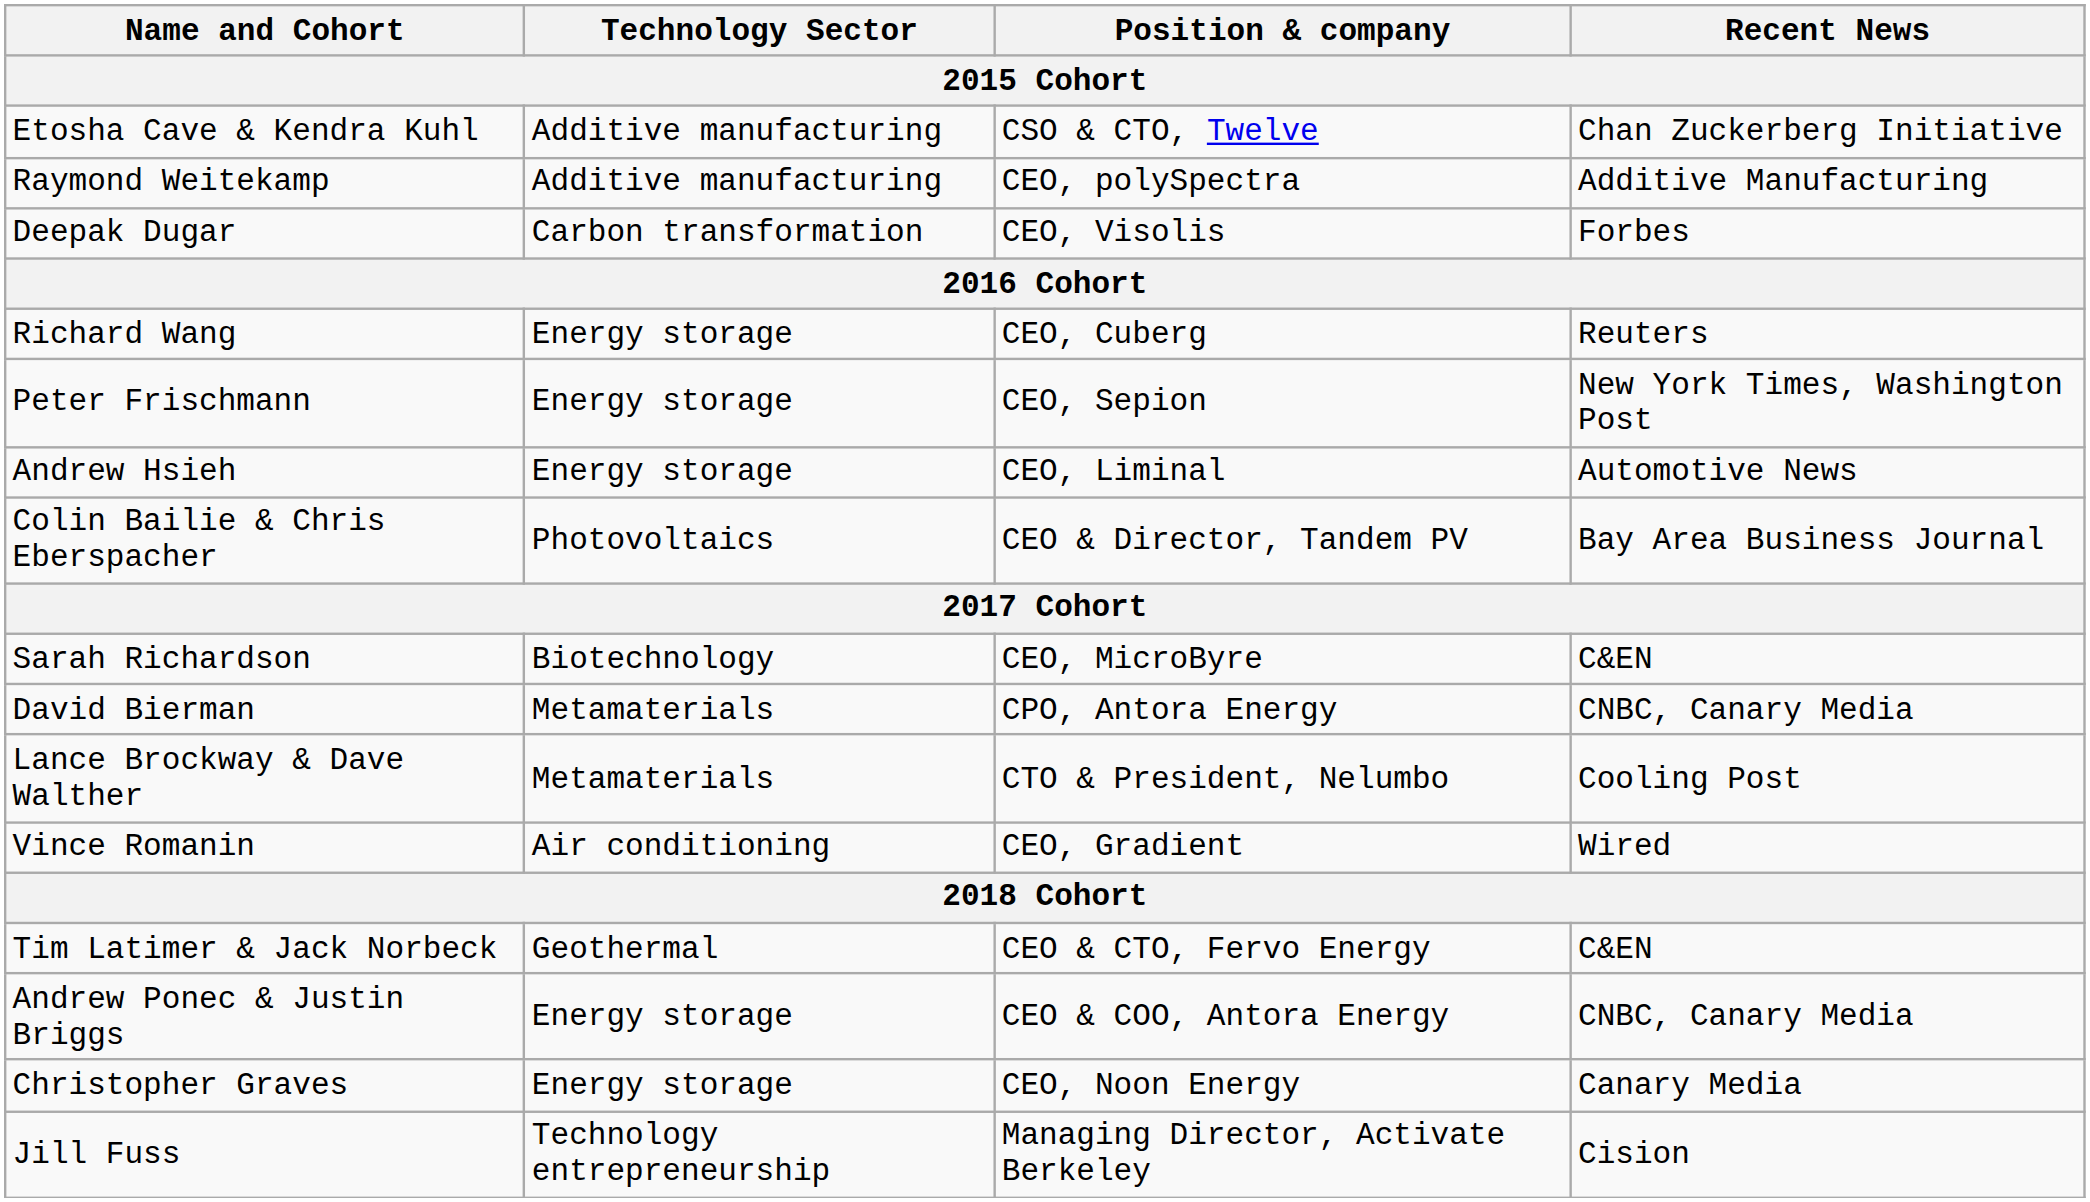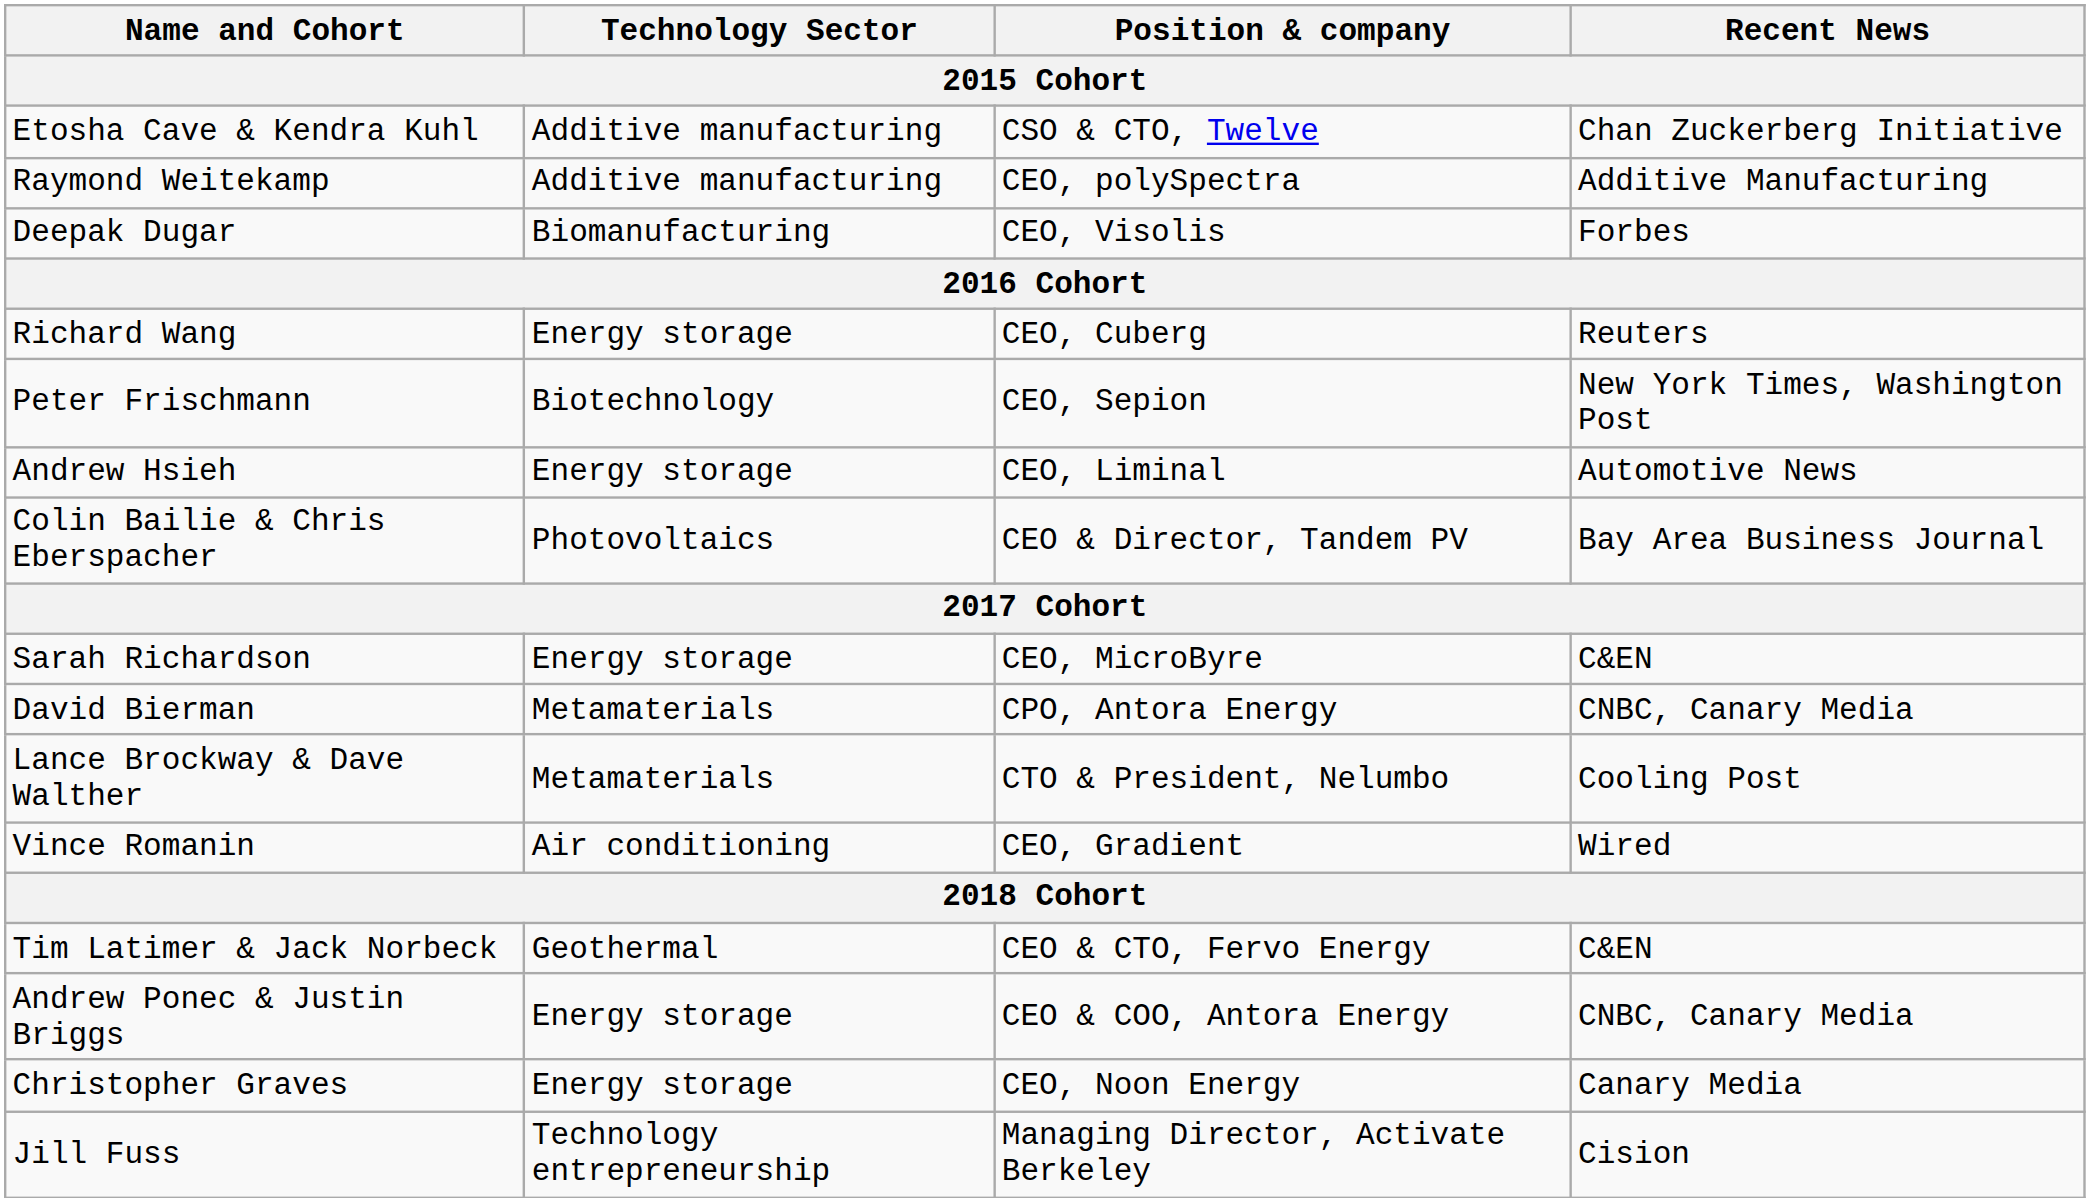(728, 233) Carbon transformation -> (681, 233) Biomanufacturing
(662, 403) Energy storage -> (653, 403) Biotechnology
(653, 659) Biotechnology -> (662, 659) Energy storage
